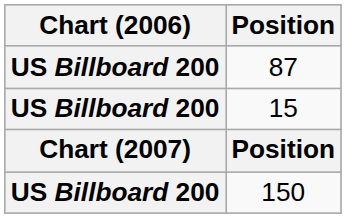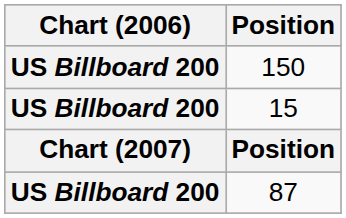rows swapped: (283, 66) <-> (283, 191)
